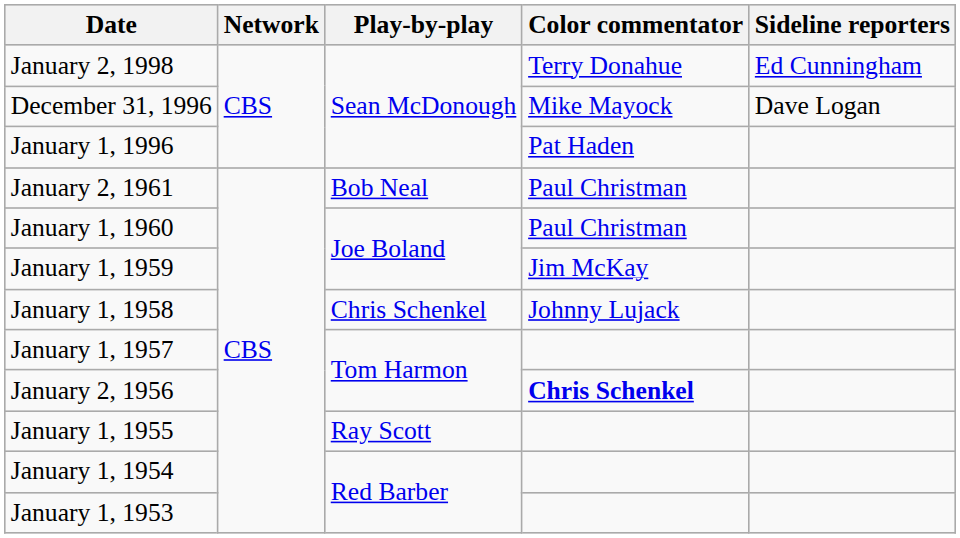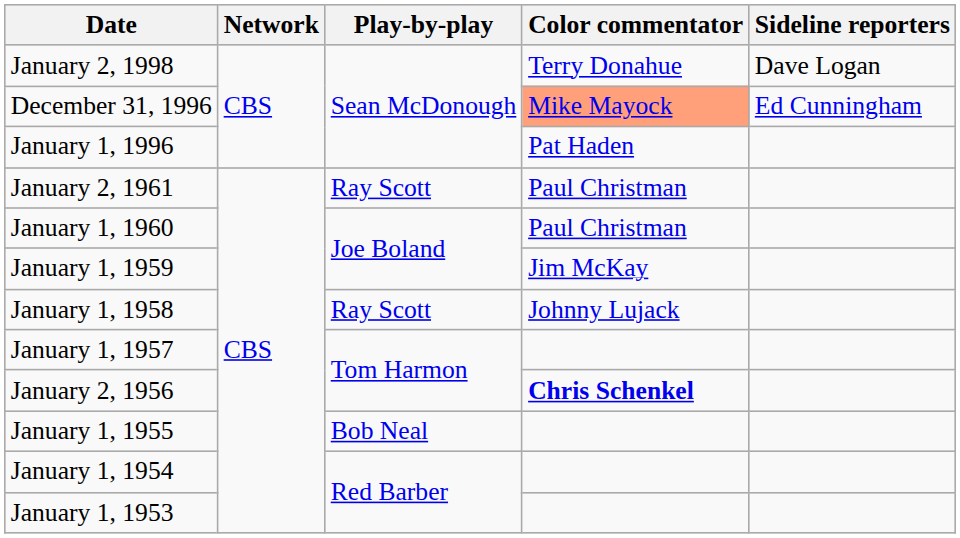(838, 65) Ed Cunningham -> (818, 65) Dave Logan
(600, 106) no background -> (600, 106) lightsalmon background
(818, 106) Dave Logan -> (838, 106) Ed Cunningham
(379, 187) Bob Neal -> (381, 187) Ray Scott
(409, 308) Chris Schenkel -> (381, 308) Ray Scott
(381, 430) Ray Scott -> (379, 430) Bob Neal
